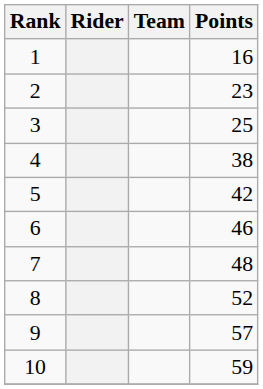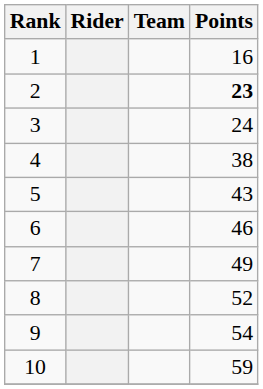(242, 90) normal -> (242, 90) bold
(242, 125) 25 -> (242, 125) 24
(242, 194) 42 -> (242, 194) 43
(242, 263) 48 -> (242, 263) 49
(242, 332) 57 -> (242, 332) 54
